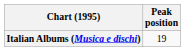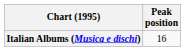(162, 38) 19 -> (162, 38) 16
